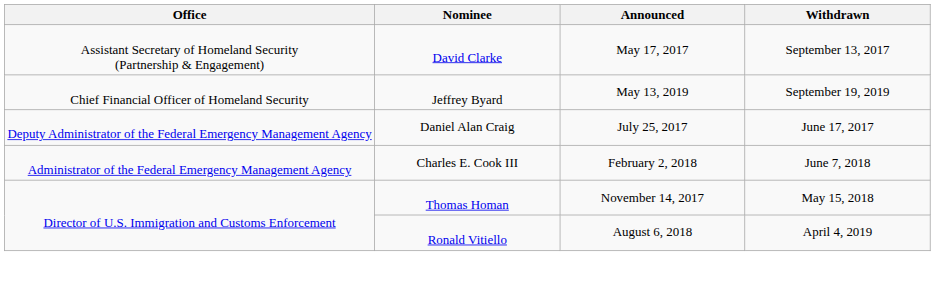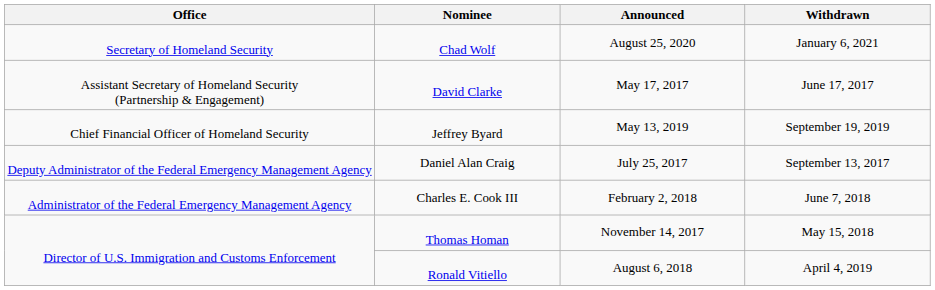+ row: (467, 49)
(838, 49) September 13, 2017 -> (838, 85) June 17, 2017
(838, 127) June 17, 2017 -> (838, 162) September 13, 2017
